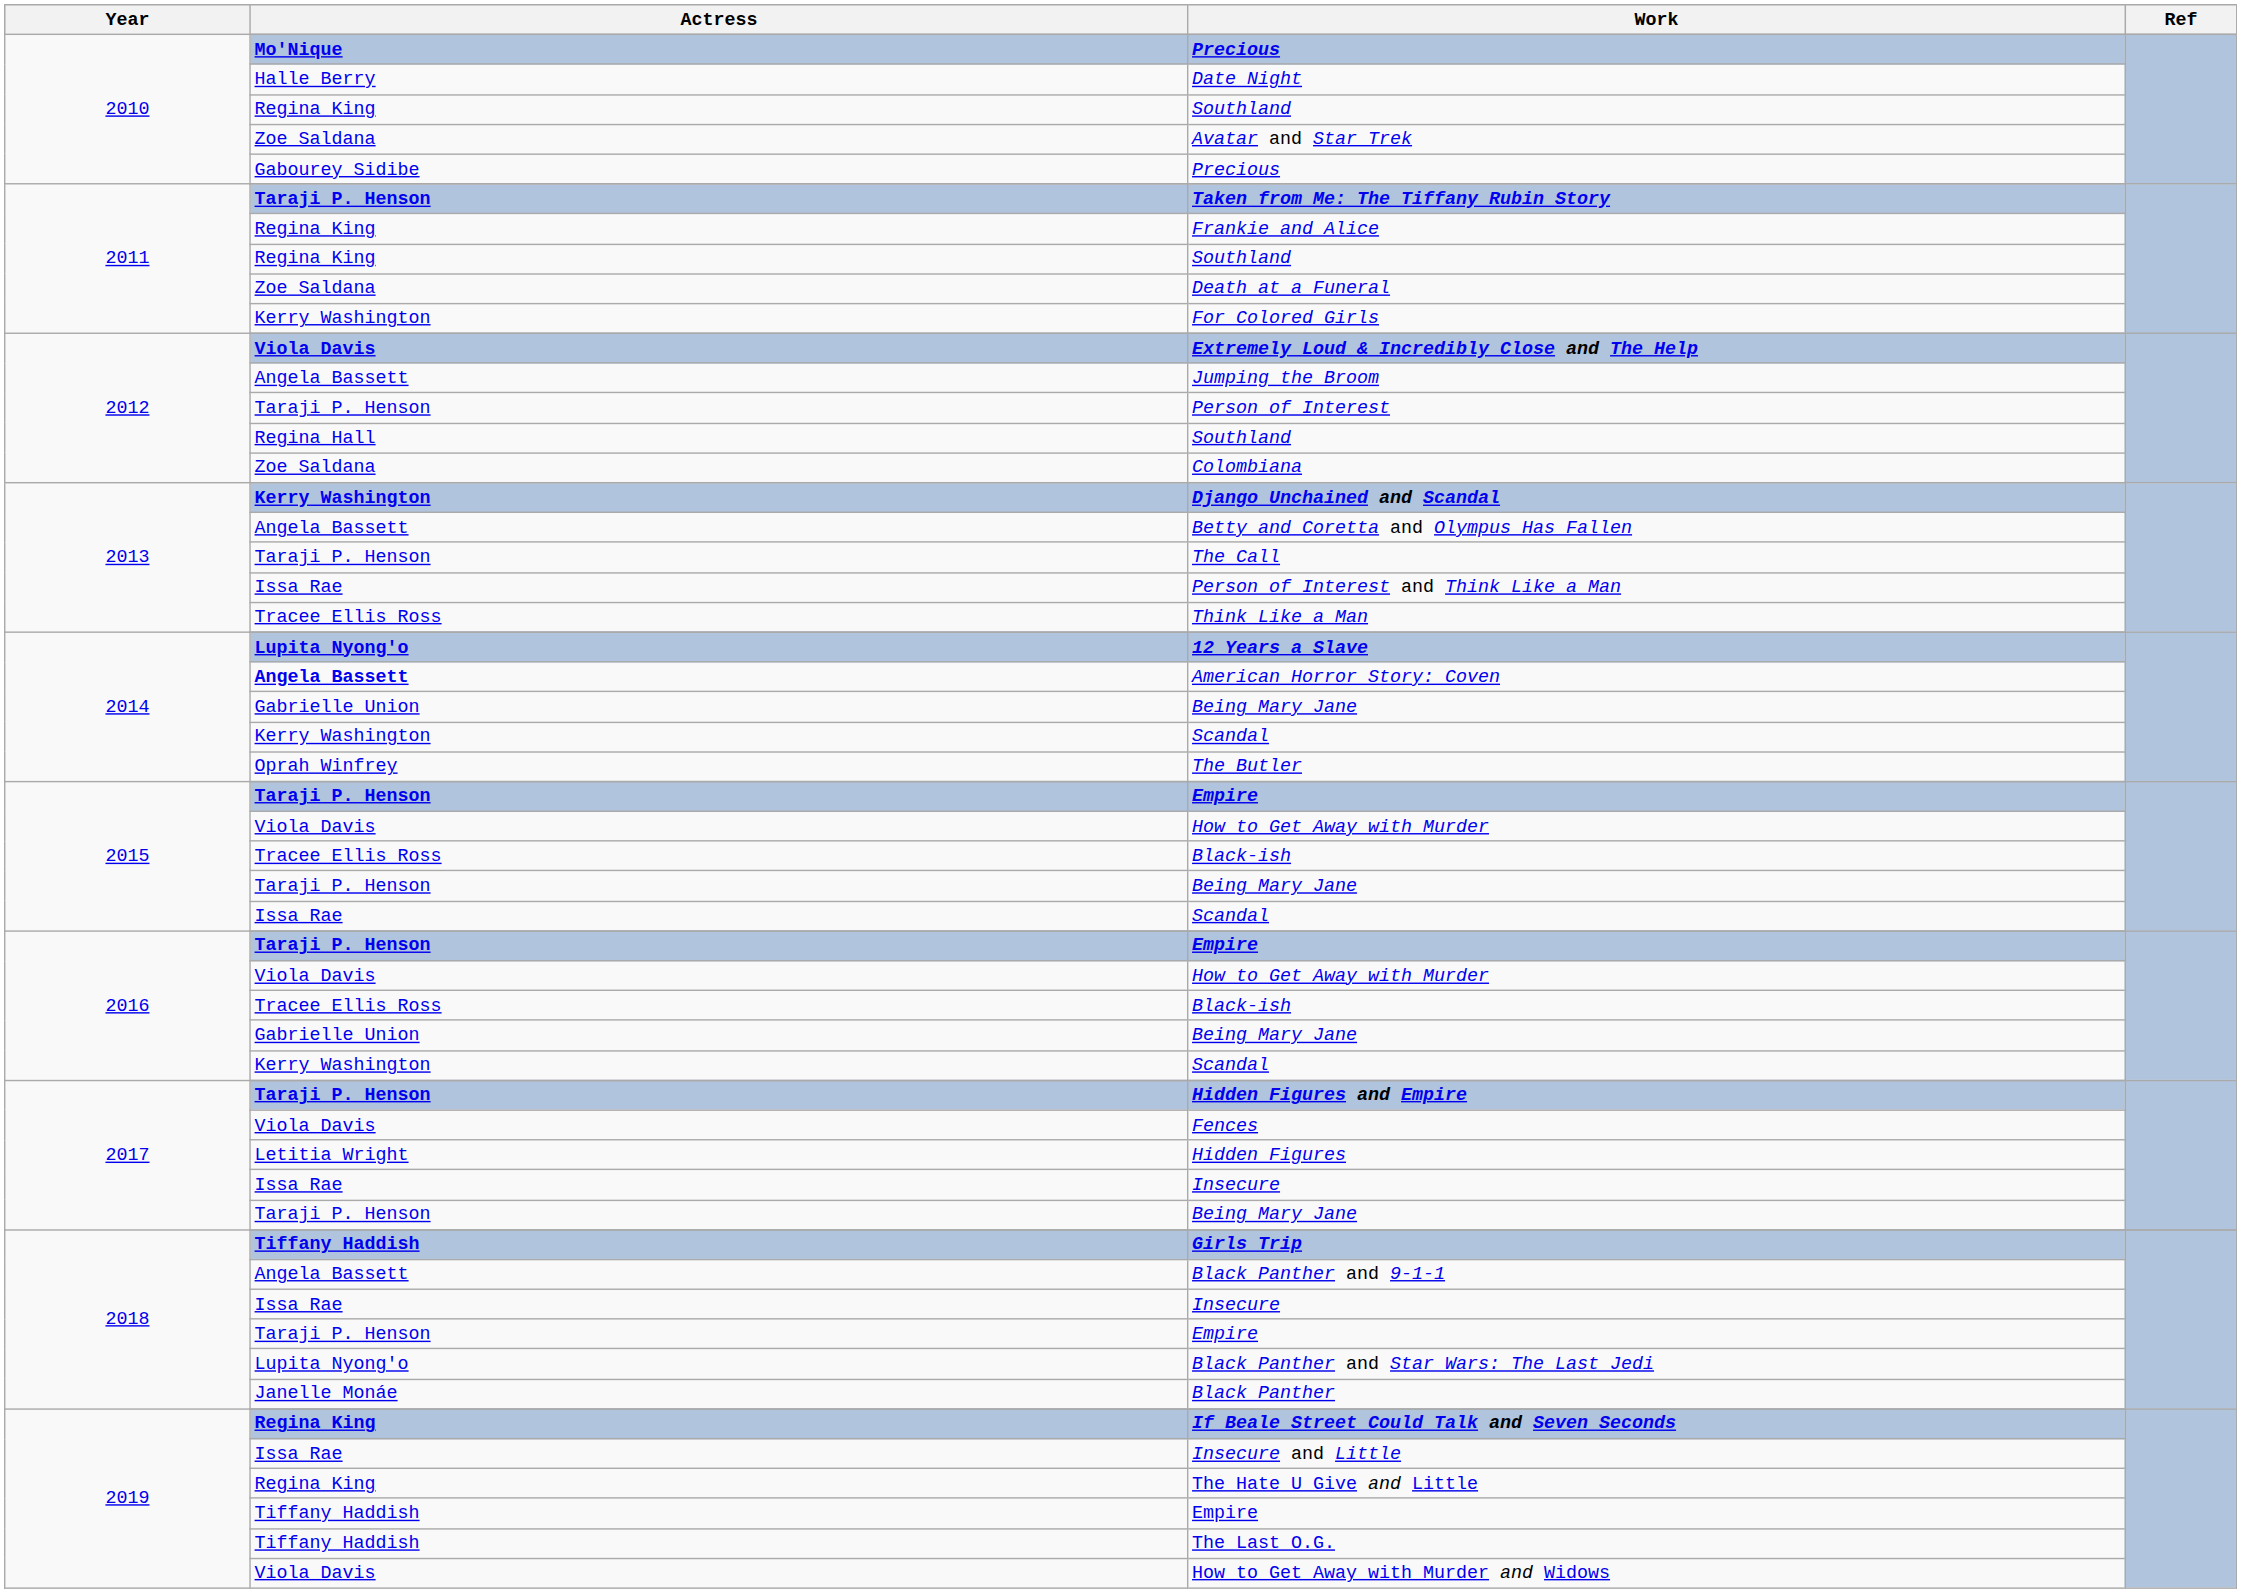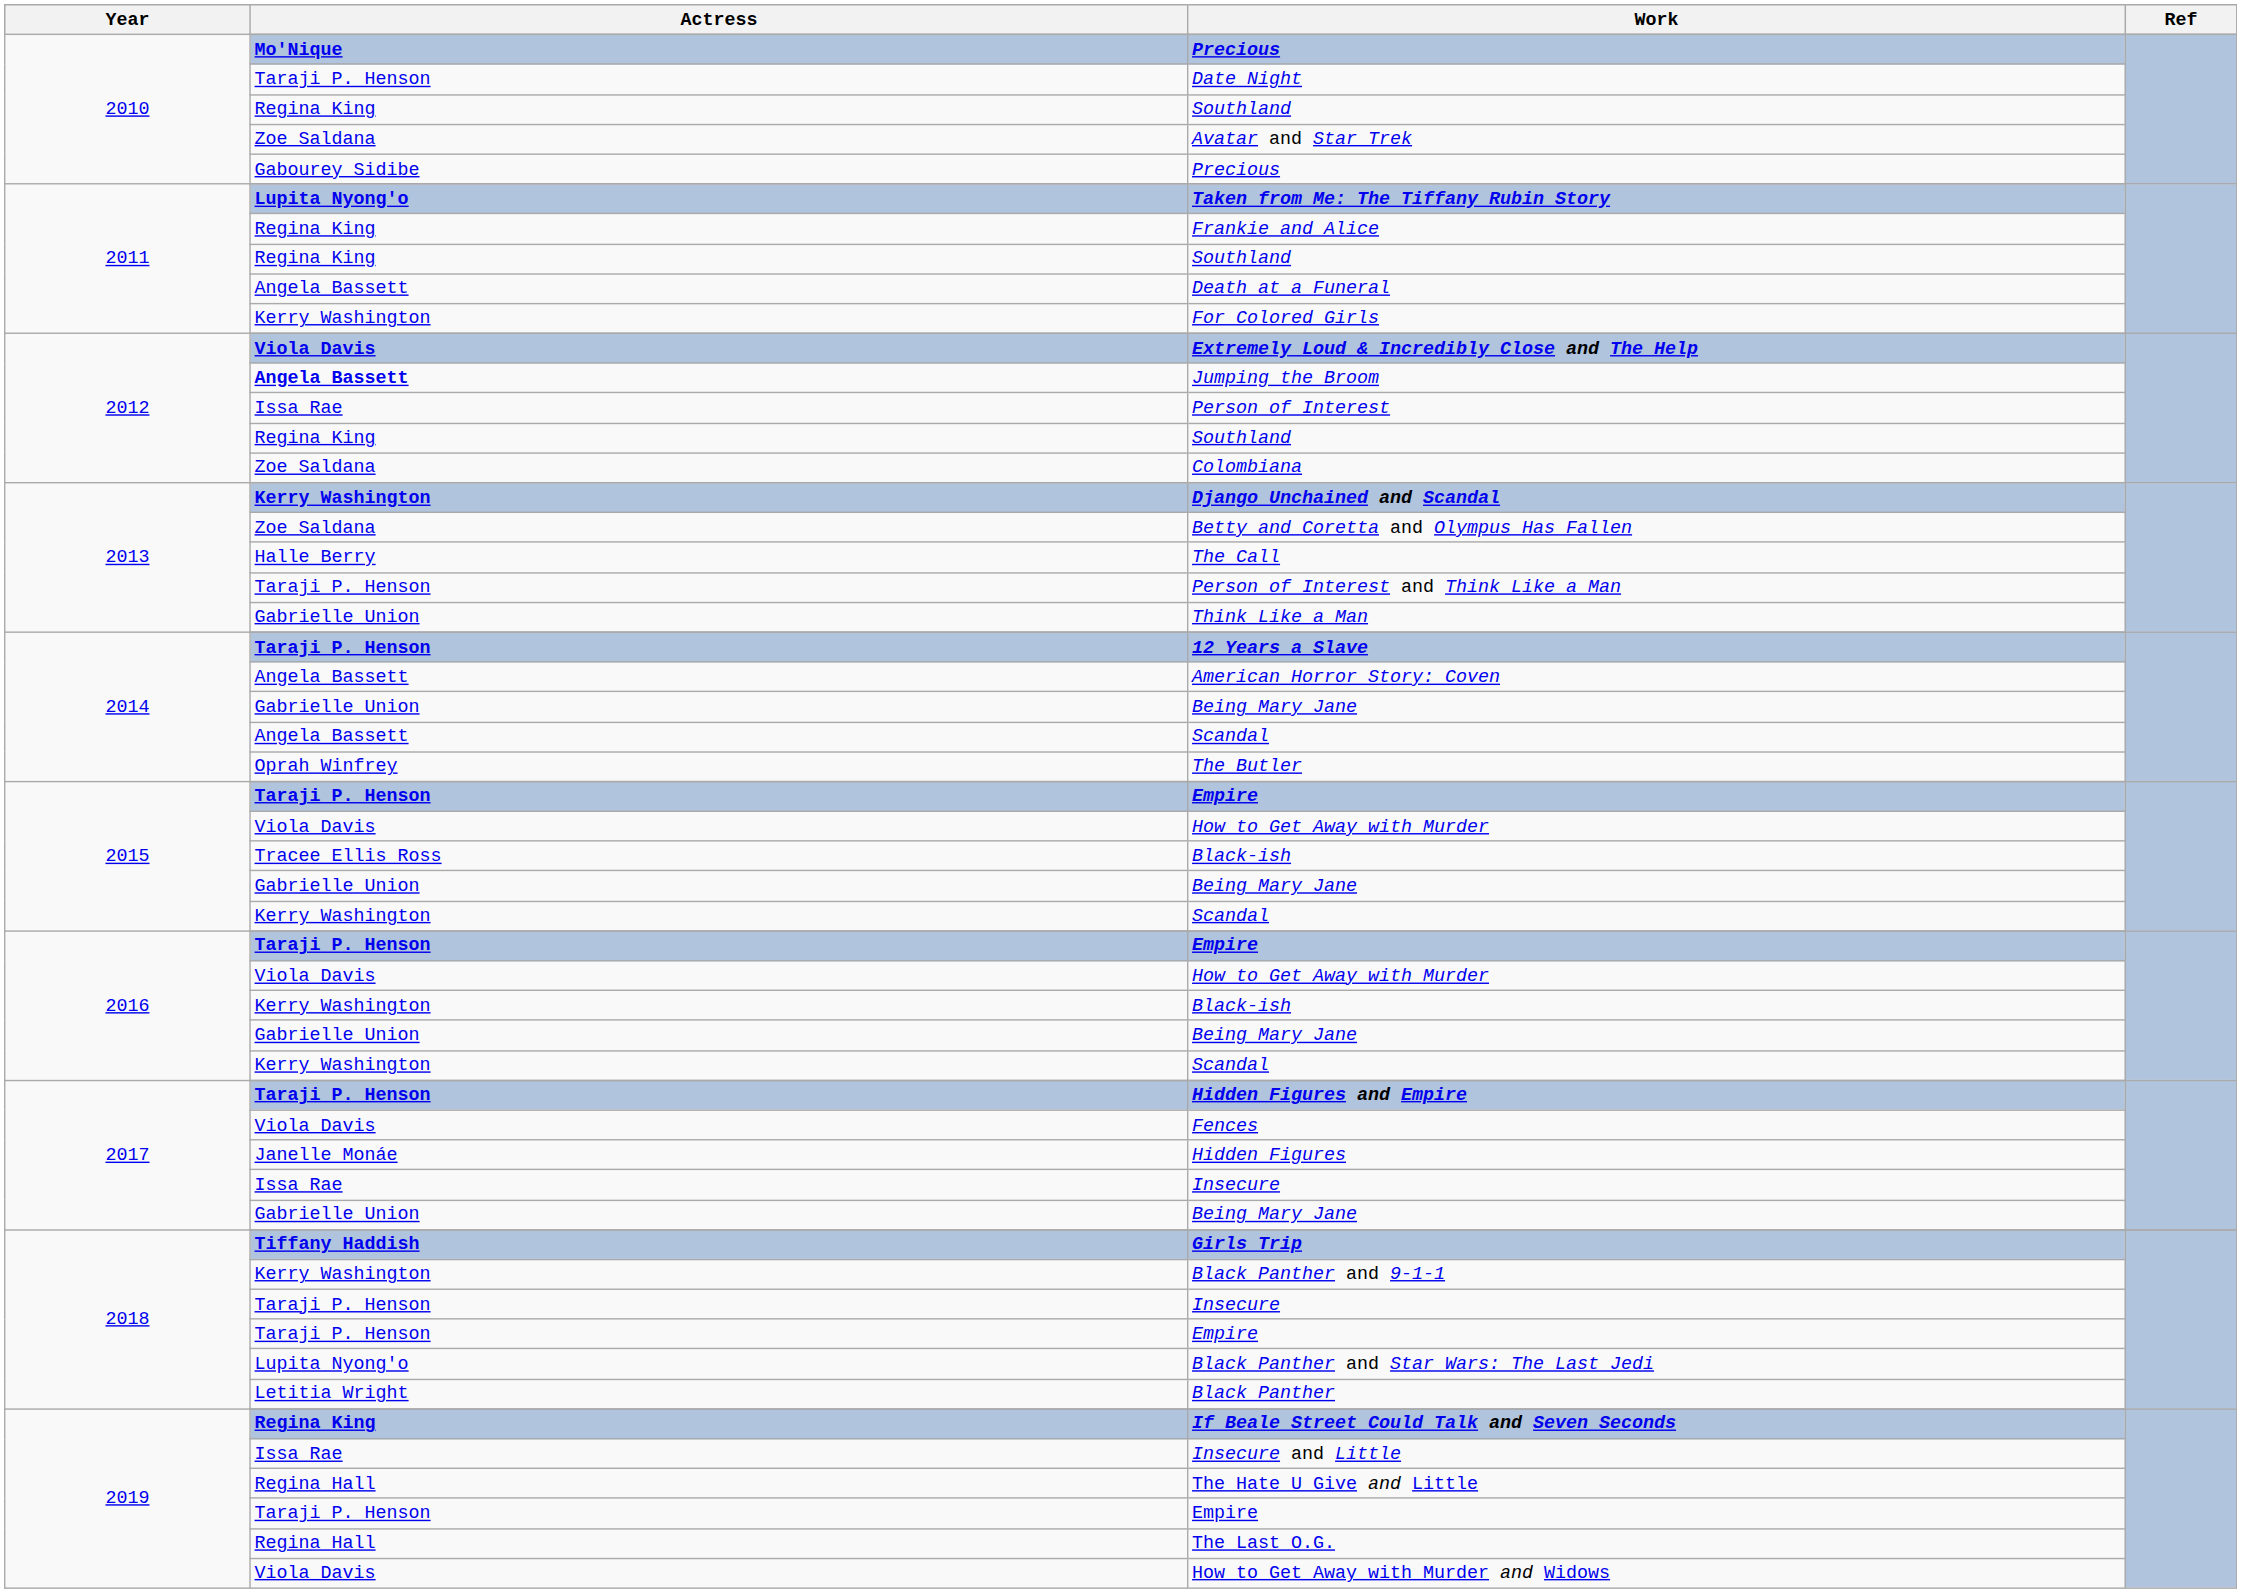(315, 79) Halle Berry -> (343, 79) Taraji P. Henson
(343, 199) Taraji P. Henson -> (332, 199) Lupita Nyong'o
(315, 289) Zoe Saldana -> (332, 289) Angela Bassett
(332, 378) normal -> (332, 378) bold
(343, 408) Taraji P. Henson -> (299, 408) Issa Rae
(315, 438) Regina Hall -> (315, 438) Regina King
(332, 528) Angela Bassett -> (315, 528) Zoe Saldana
(343, 557) Taraji P. Henson -> (315, 557) Halle Berry
(299, 587) Issa Rae -> (343, 587) Taraji P. Henson
(348, 617) Tracee Ellis Ross -> (337, 617) Gabrielle Union
(332, 647) Lupita Nyong'o -> (343, 647) Taraji P. Henson
(332, 677) bold -> (332, 677) normal
(343, 737) Kerry Washington -> (332, 737) Angela Bassett
(343, 886) Taraji P. Henson -> (337, 886) Gabrielle Union
(299, 916) Issa Rae -> (343, 916) Kerry Washington
(348, 1005) Tracee Ellis Ross -> (343, 1005) Kerry Washington
(332, 1155) Letitia Wright -> (326, 1155) Janelle Monáe
(343, 1215) Taraji P. Henson -> (337, 1215) Gabrielle Union
(332, 1274) Angela Bassett -> (343, 1274) Kerry Washington
(299, 1304) Issa Rae -> (343, 1304) Taraji P. Henson
(326, 1394) Janelle Monáe -> (332, 1394) Letitia Wright
(315, 1483) Regina King -> (315, 1483) Regina Hall
(337, 1513) Tiffany Haddish -> (343, 1513) Taraji P. Henson
(337, 1543) Tiffany Haddish -> (315, 1543) Regina Hall
